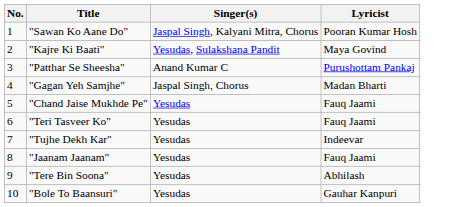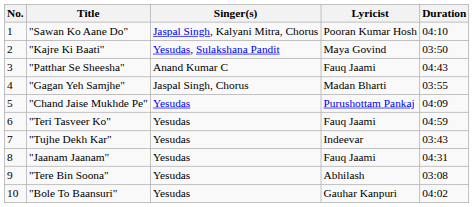+ column: (444, 13)
(369, 67) Purushottam Pankaj -> (350, 67) Fauq Jaami
(350, 103) Fauq Jaami -> (369, 103) Purushottam Pankaj
